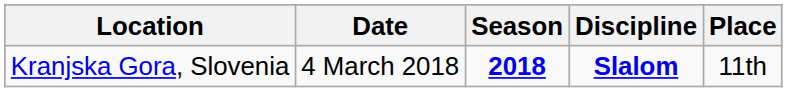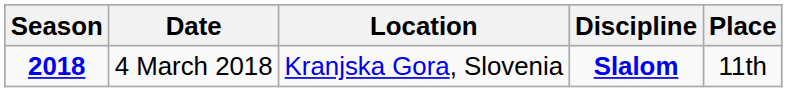columns swapped: (517, 25) <-> (150, 25)
